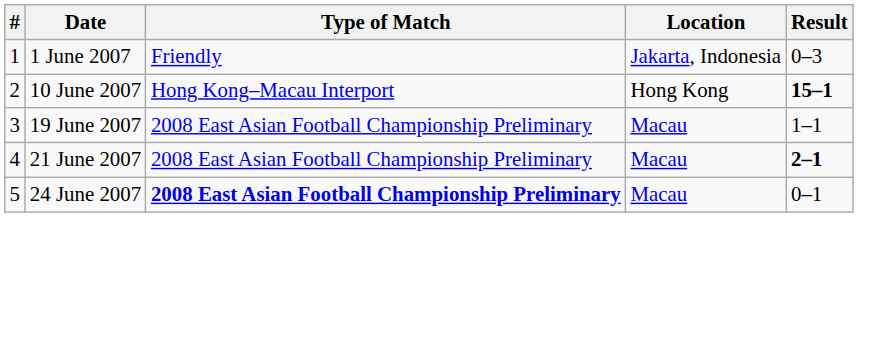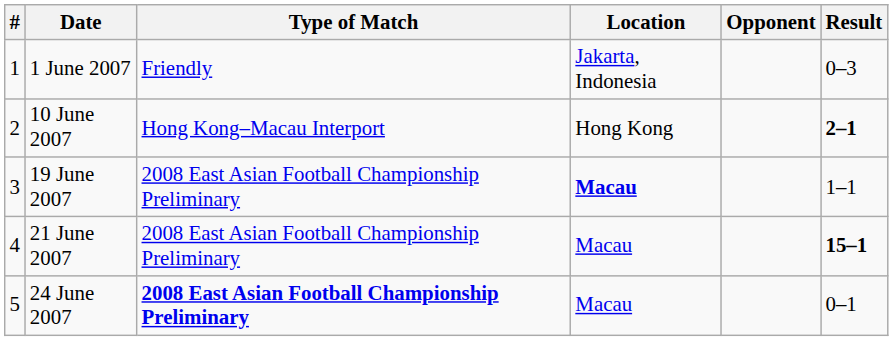+ column: (771, 22)
(812, 90) 15–1 -> (841, 127) 2–1
(659, 125) normal -> (606, 187) bold
(807, 159) 2–1 -> (846, 246) 15–1
